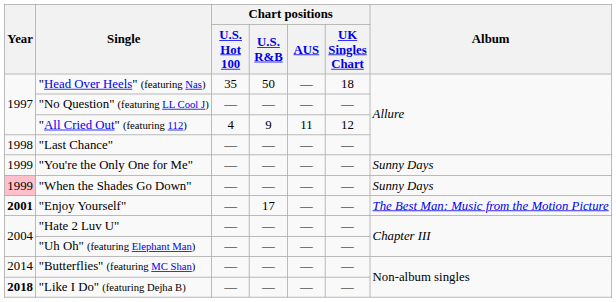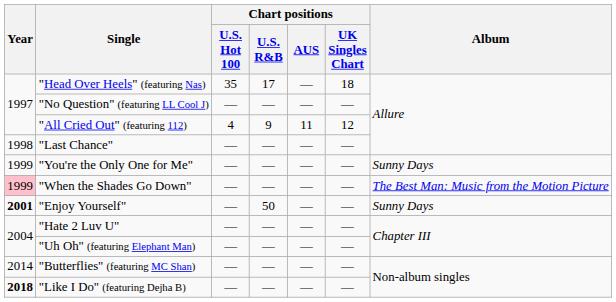(268, 84) 50 -> (268, 84) 17
(403, 185) Sunny Days -> (491, 185) The Best Man: Music from the Motion Picture
(268, 205) 17 -> (268, 205) 50
(491, 205) The Best Man: Music from the Motion Picture -> (403, 205) Sunny Days
